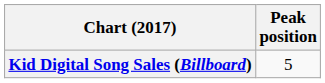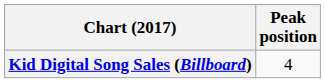(288, 63) 5 -> (288, 63) 4
